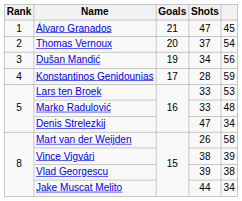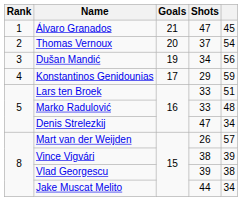(205, 76) 28 -> (205, 76) 29
(229, 92) 53 -> (229, 92) 51
(229, 140) 58 -> (229, 140) 57
